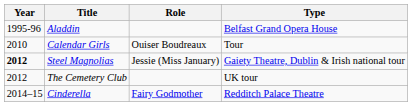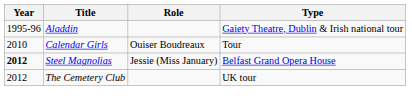(281, 28) Belfast Grand Opera House -> (313, 28) Gaiety Theatre, Dublin & Irish national tour
(314, 61) Gaiety Theatre, Dublin & Irish national tour -> (279, 61) Belfast Grand Opera House
- row: (69, 93)
